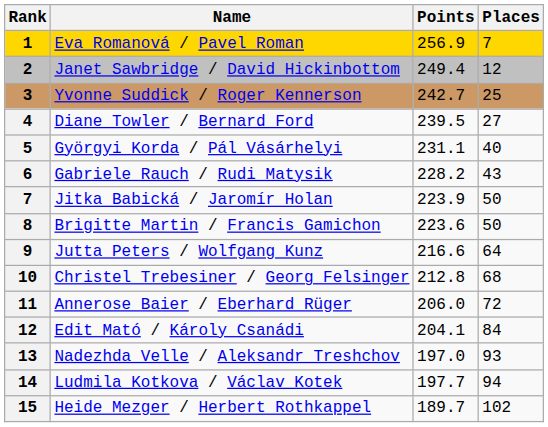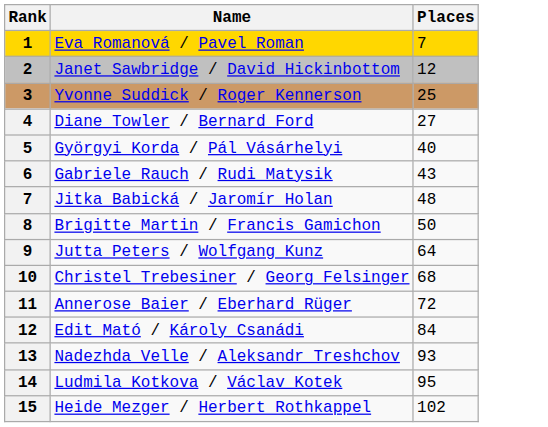- column: (446, 18)
(492, 200) 50 -> (427, 200) 48
(492, 382) 94 -> (427, 382) 95
